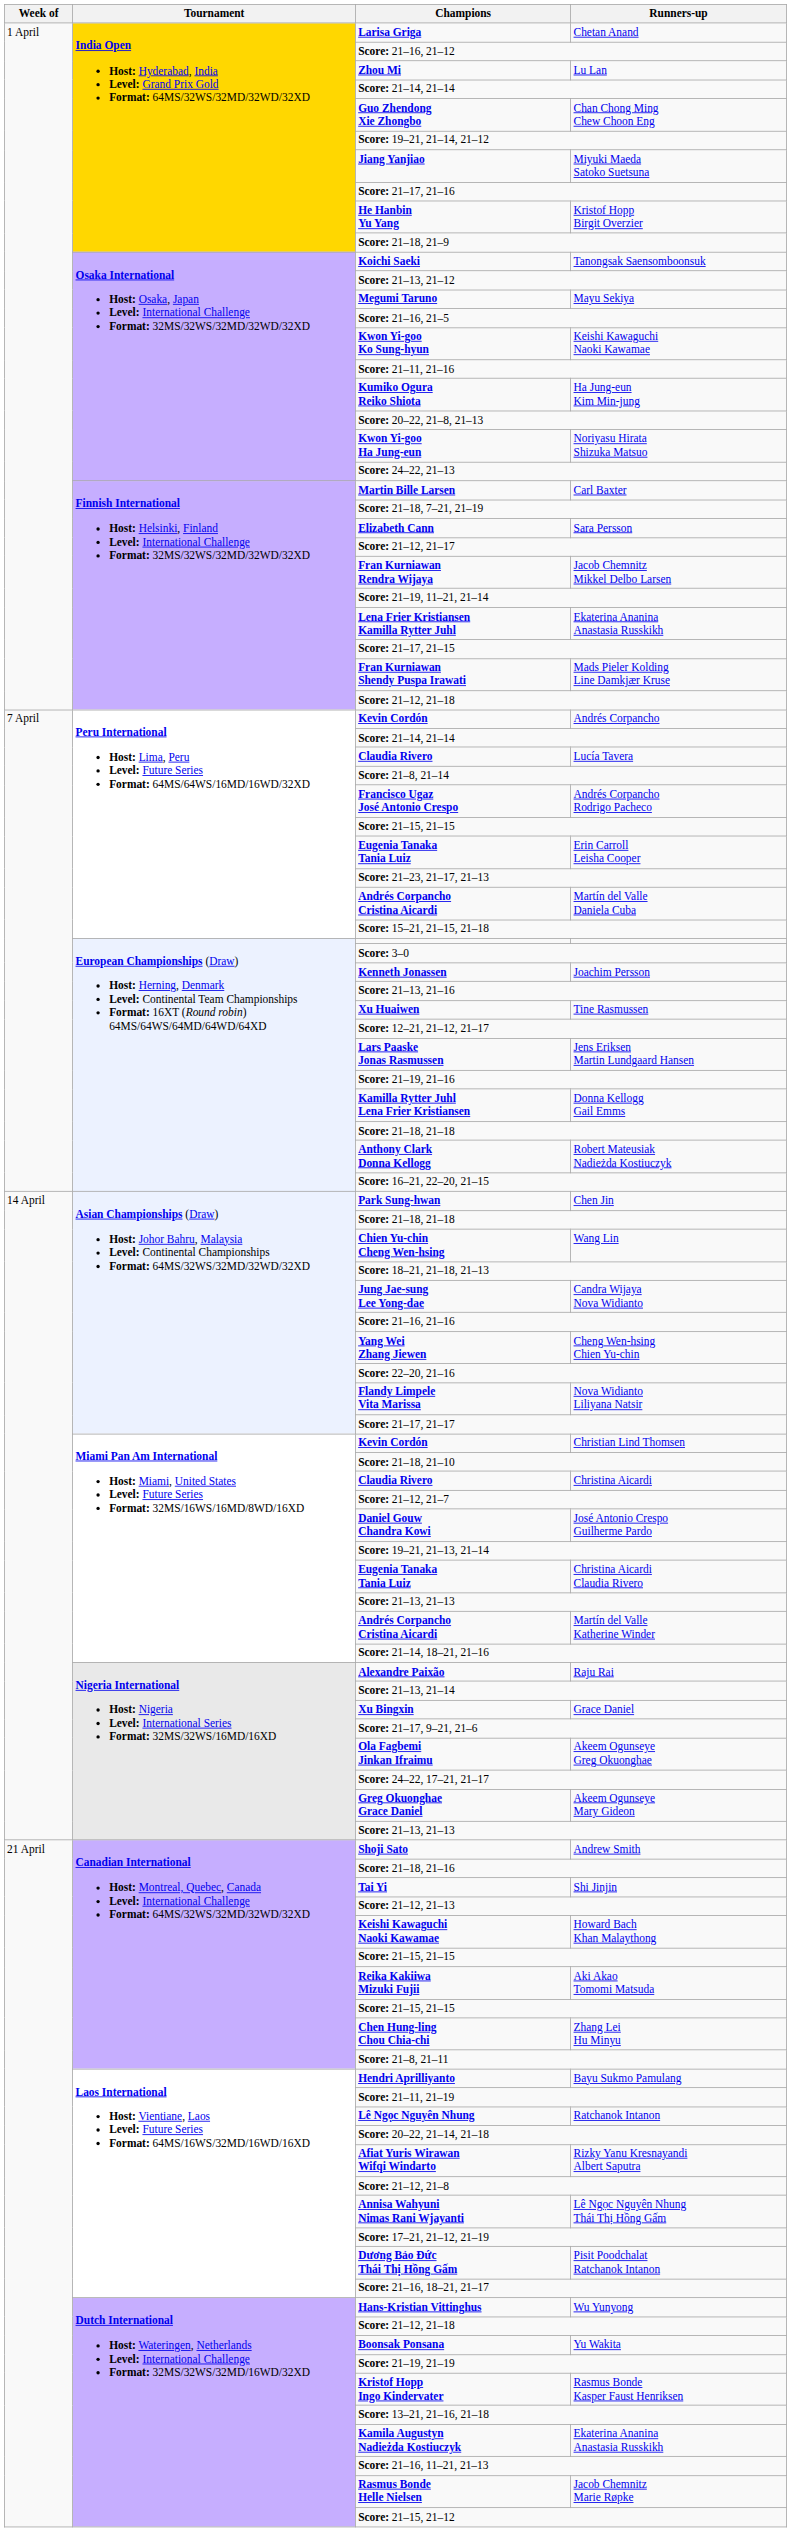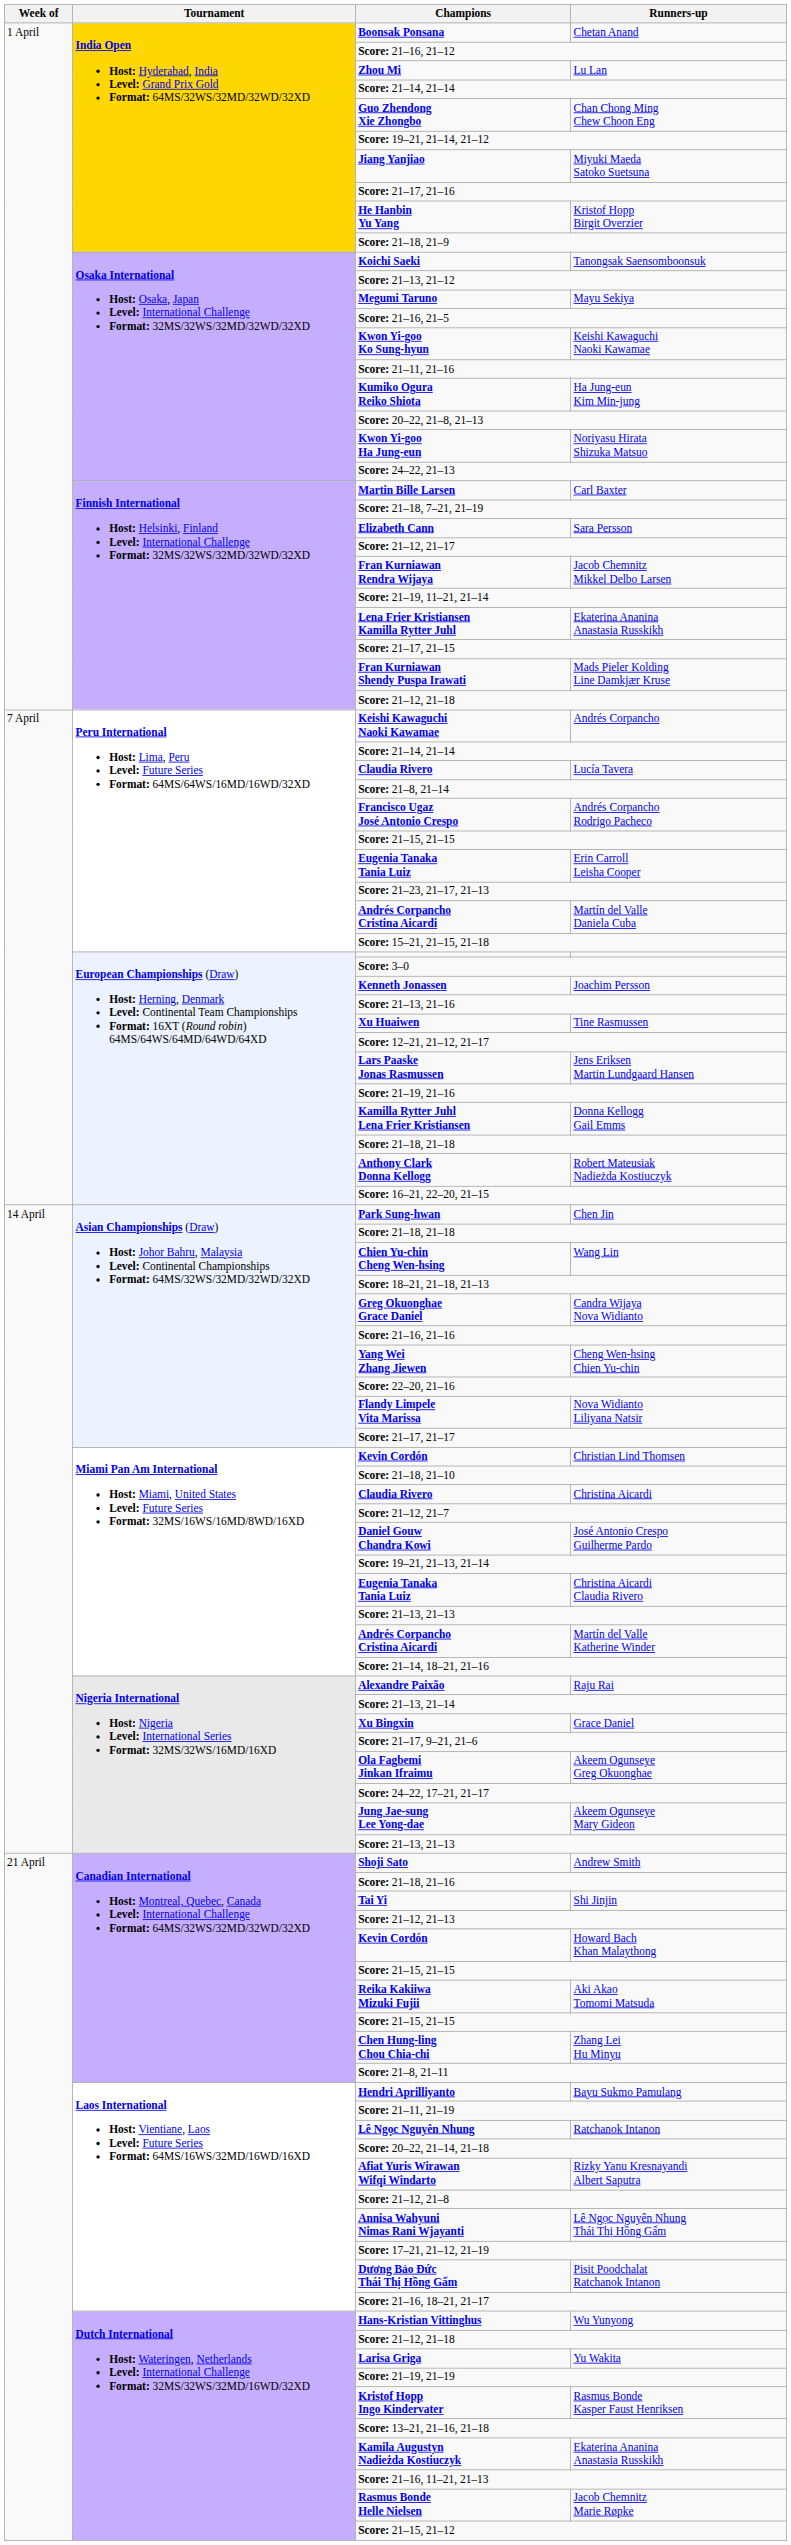(390, 32) Larisa Griga -> (401, 32) Boonsak Ponsana
(393, 718) Kevin Cordón -> (403, 725) Keishi Kawaguchi Naoki Kawamae
(393, 1296) Jung Jae-sung Lee Yong-dae -> (400, 1309) Greg Okuonghae Grace Daniel
(400, 1804) Greg Okuonghae Grace Daniel -> (393, 1818) Jung Jae-sung Lee Yong-dae
(403, 1931) Keishi Kawaguchi Naoki Kawamae -> (393, 1938) Kevin Cordón
(401, 2344) Boonsak Ponsana -> (390, 2358) Larisa Griga
